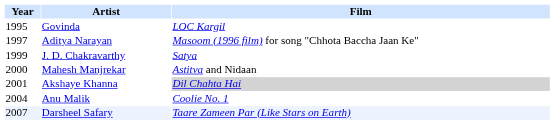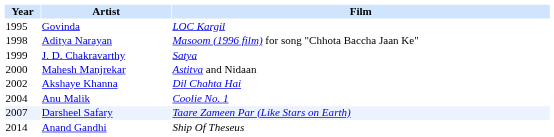(16, 40) 1997 -> (16, 40) 1998
(16, 84) 2001 -> (16, 84) 2002
(207, 84) lightgrey background -> (207, 84) no background
+ row: (74, 127)
